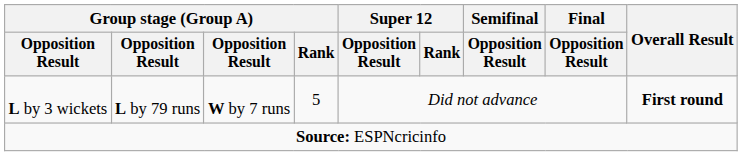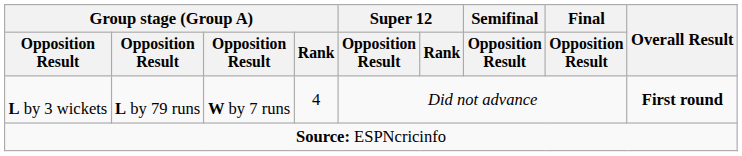(316, 99) 5 -> (316, 99) 4
